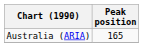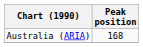(115, 36) 165 -> (115, 36) 168
